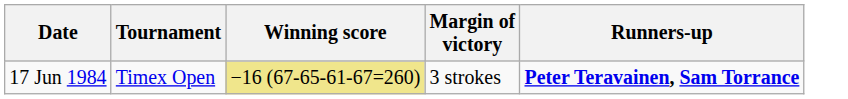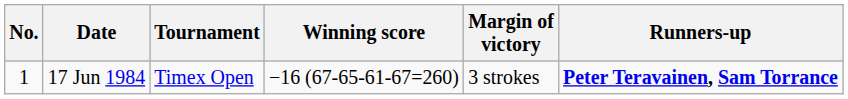+ column: (24, 32)
(325, 77) khaki background -> (364, 77) no background
